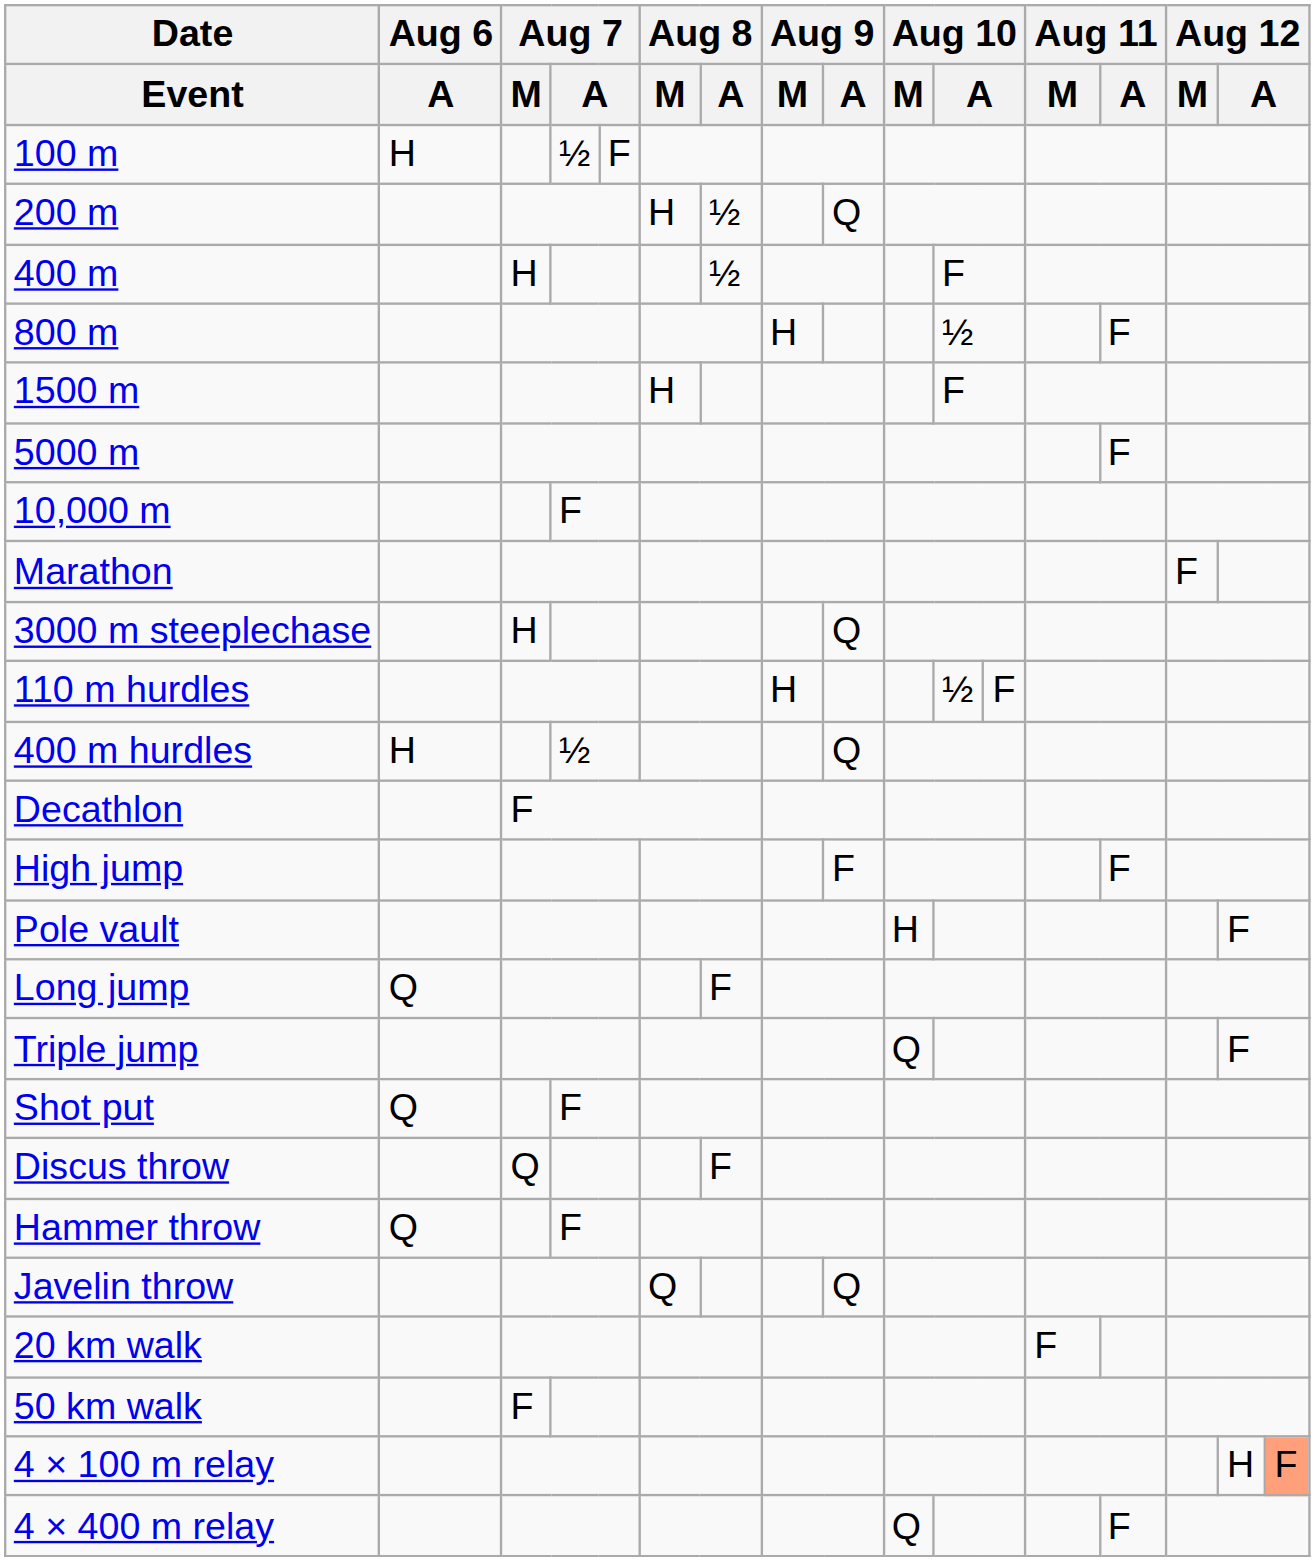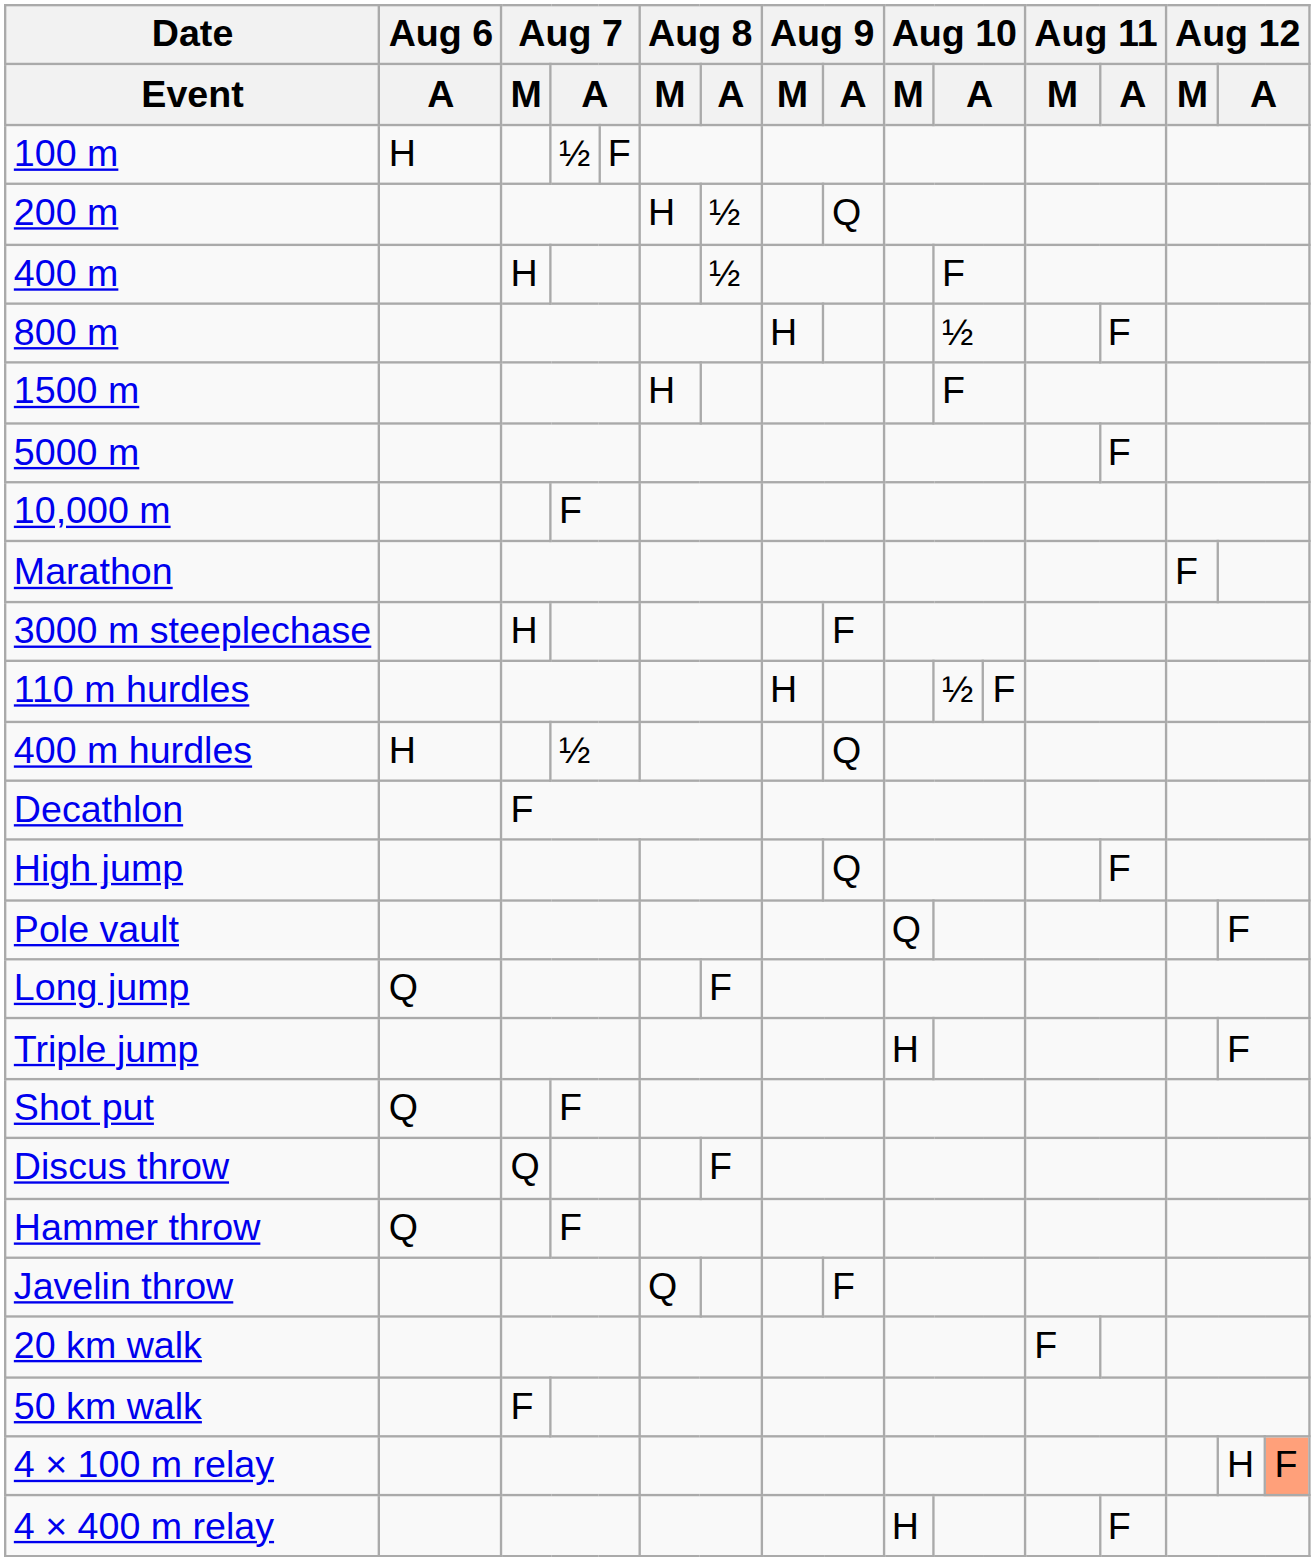(847, 630) Q -> (844, 630) F
(844, 869) F -> (847, 869) Q
(905, 928) H -> (906, 928) Q
(906, 1048) Q -> (905, 1048) H
(847, 1286) Q -> (844, 1286) F
(906, 1525) Q -> (905, 1525) H
